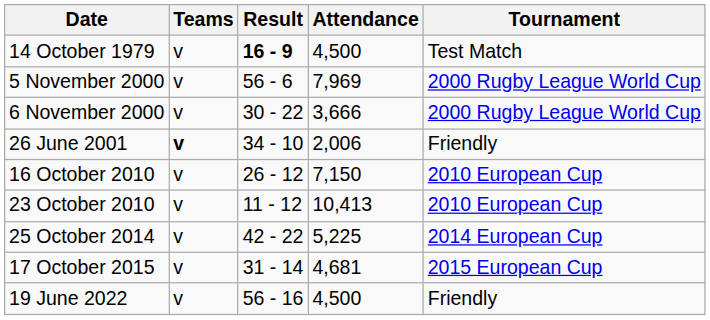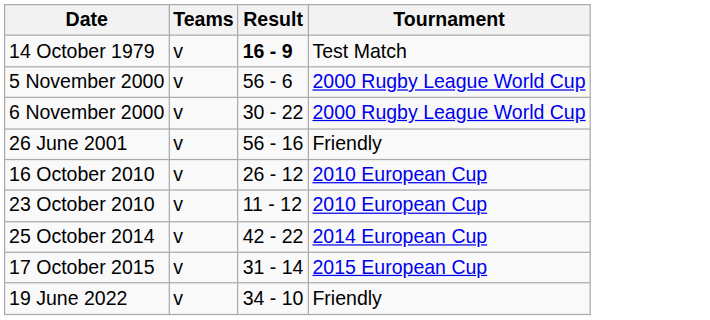- column: (366, 19)
(179, 143) bold -> (178, 143) normal
(273, 143) 34 - 10 -> (273, 143) 56 - 16
(273, 298) 56 - 16 -> (273, 298) 34 - 10
